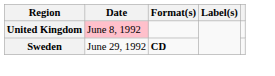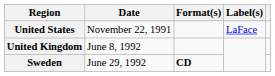+ row: (44, 29)
(114, 29) pink background -> (114, 46) no background
